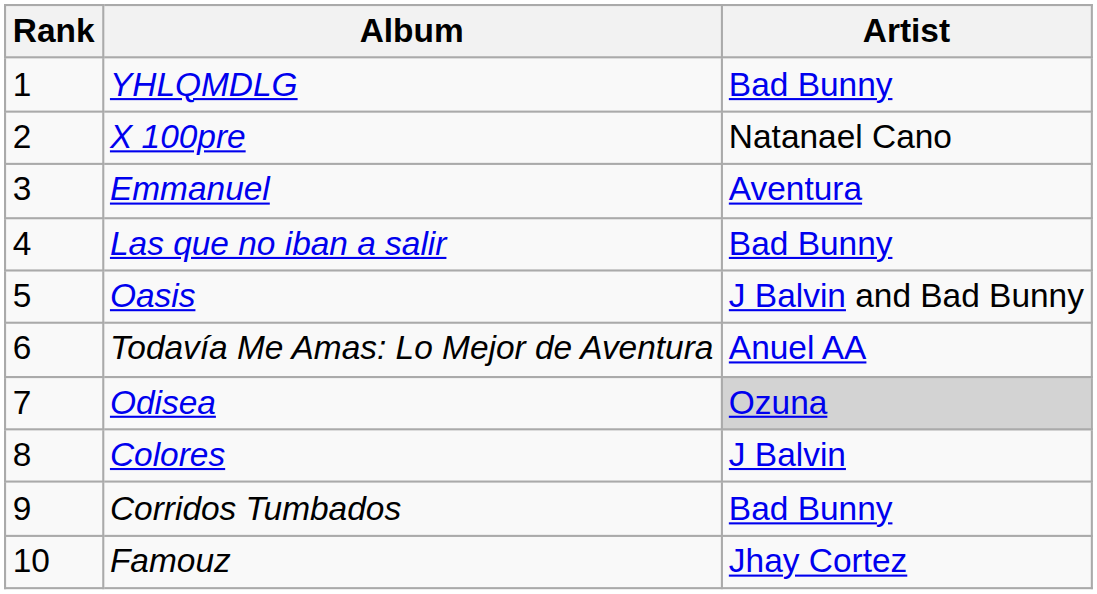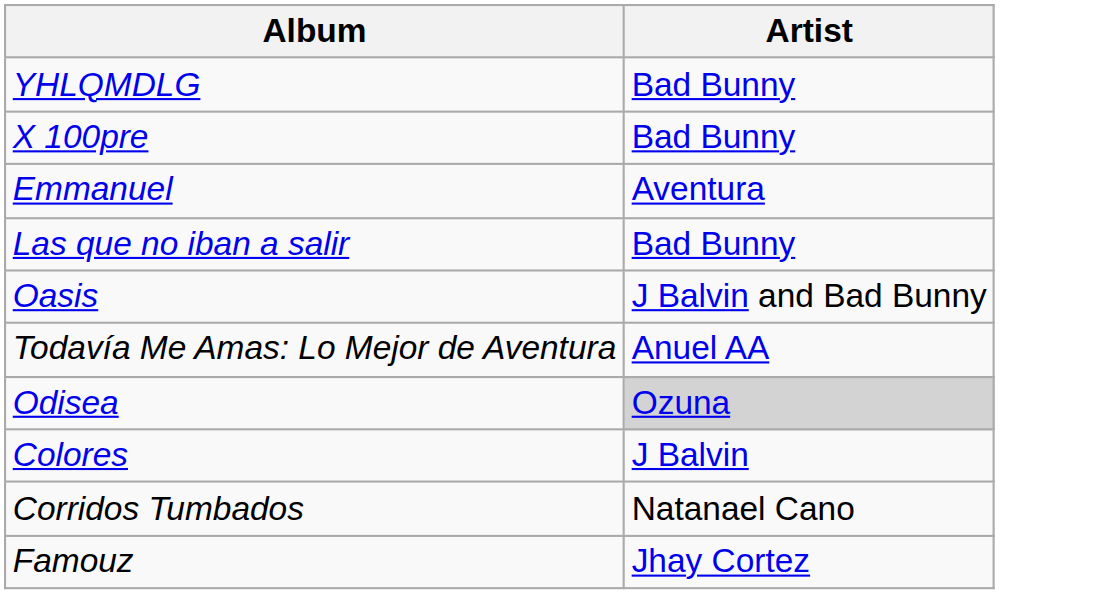- column: (54, 31)
(840, 137) Natanael Cano -> (713, 137) Bad Bunny
(811, 508) Bad Bunny -> (743, 508) Natanael Cano
